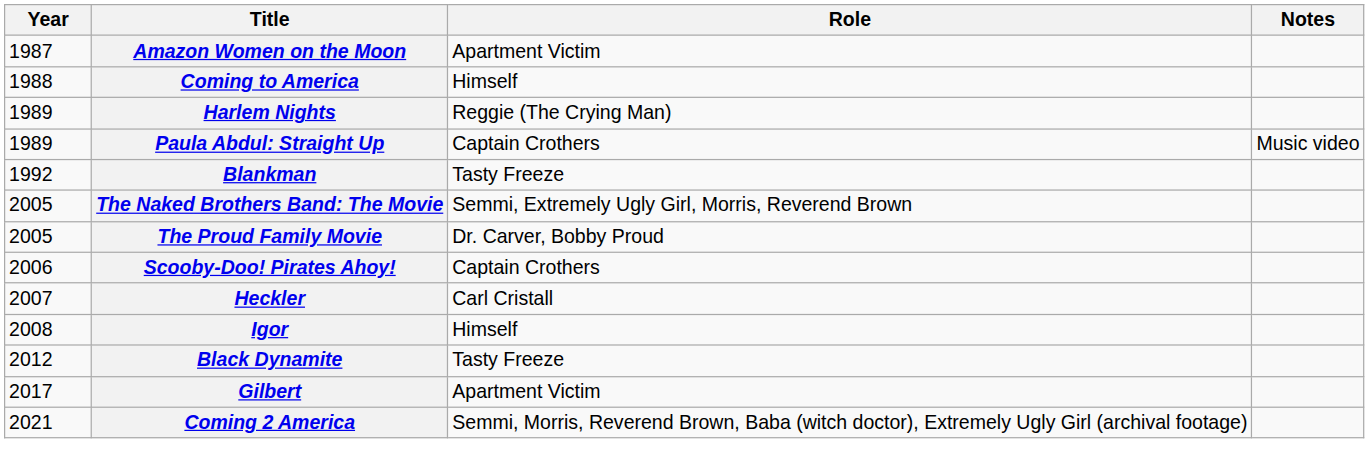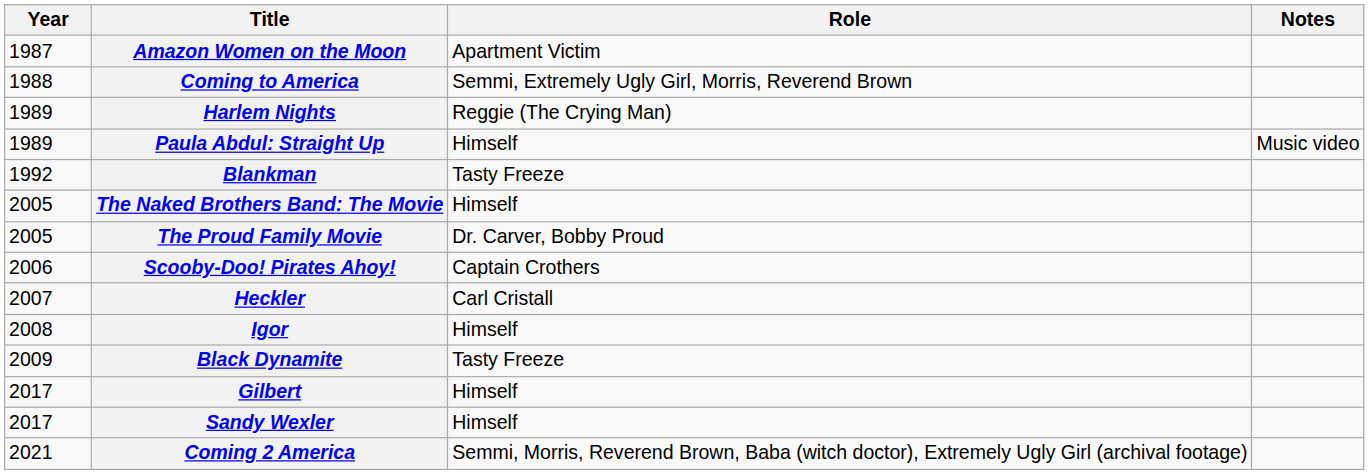(485, 81) Himself -> (682, 81) Semmi, Extremely Ugly Girl, Morris, Reverend Brown
(526, 143) Captain Crothers -> (485, 143) Himself
(682, 205) Semmi, Extremely Ugly Girl, Morris, Reverend Brown -> (485, 205) Himself
(31, 360) 2012 -> (31, 360) 2009
(526, 391) Apartment Victim -> (485, 391) Himself
+ row: (270, 422)
